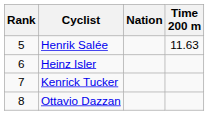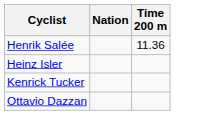- column: (21, 20)
(185, 45) 11.63 -> (151, 45) 11.36
